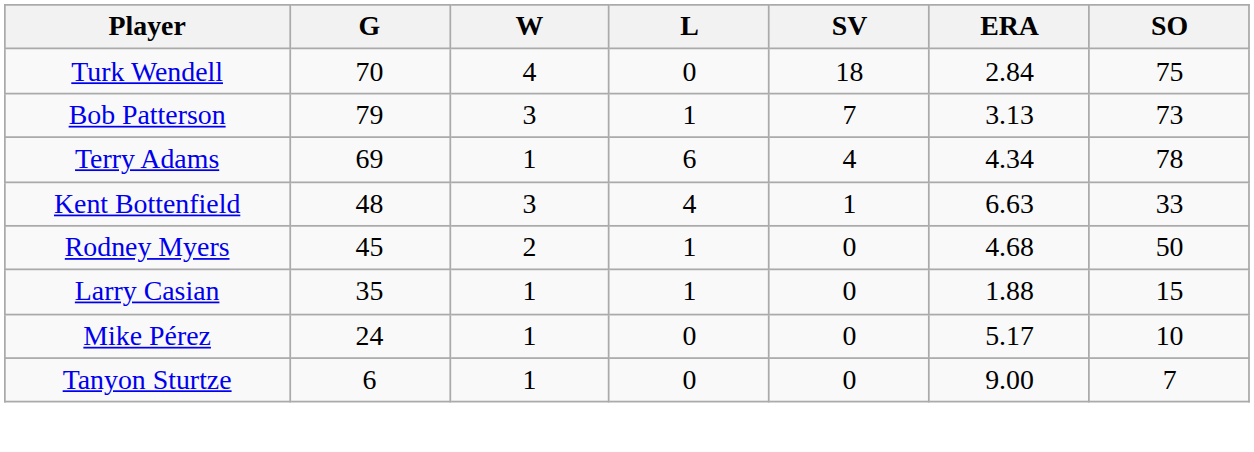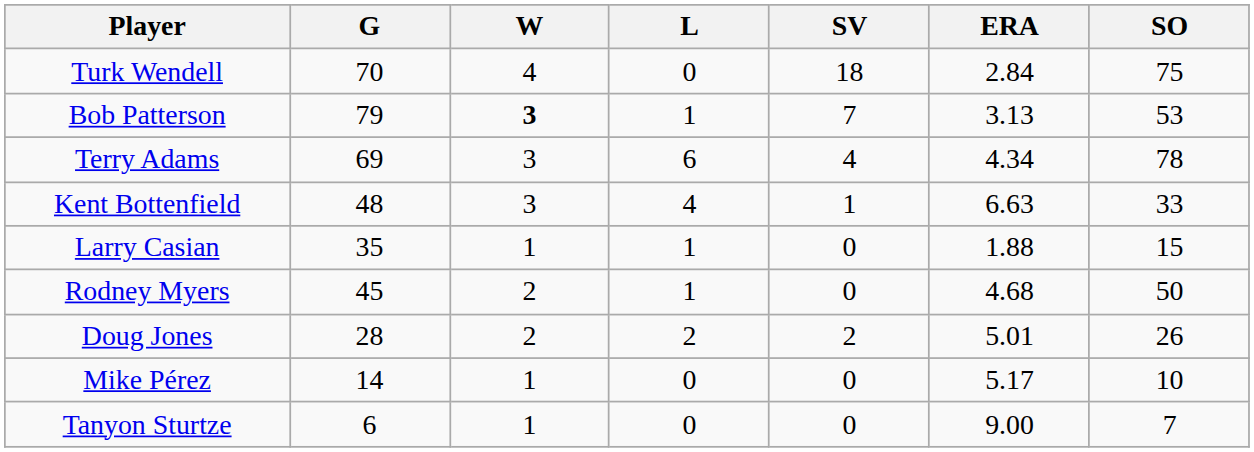(529, 114) normal -> (529, 114) bold
(1170, 114) 73 -> (1170, 114) 53
(529, 159) 1 -> (529, 159) 3
rows swapped: (147, 247) <-> (147, 291)
+ row: (147, 335)
(369, 335) 24 -> (369, 379) 14
